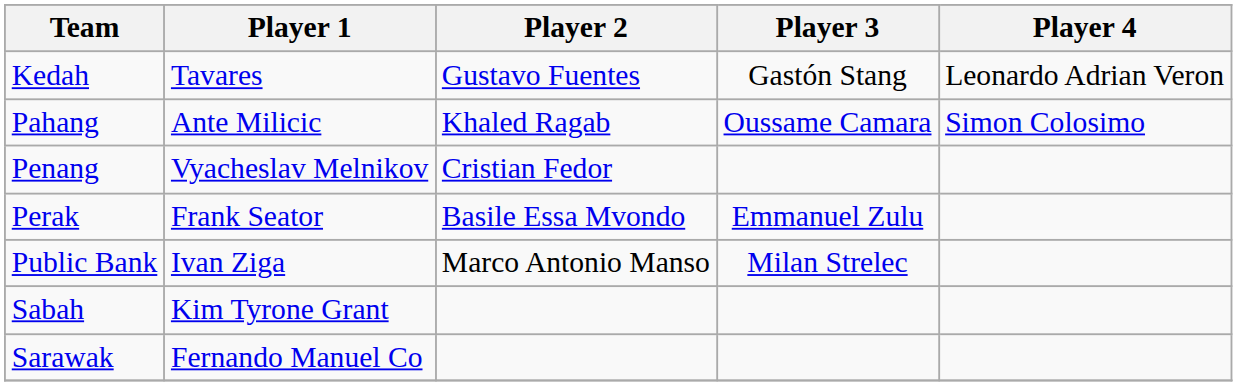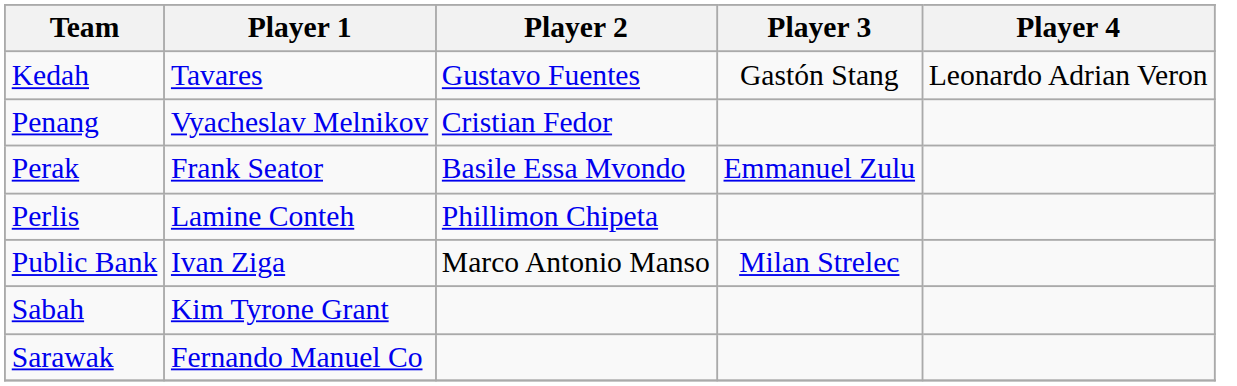- row: (55, 121)
+ row: (45, 215)
